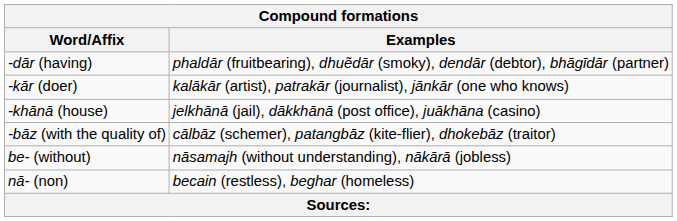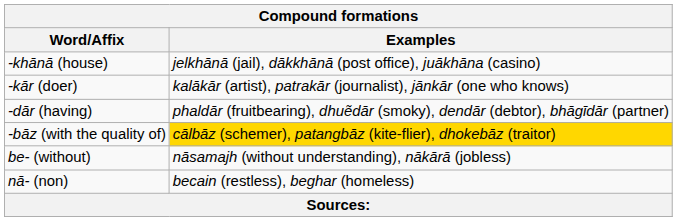rows swapped: (58, 110) <-> (50, 63)
(364, 134) no background -> (364, 134) gold background
